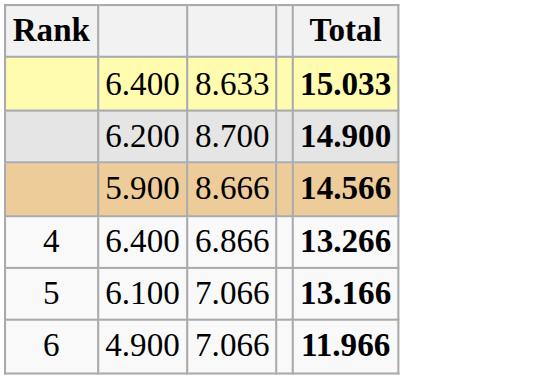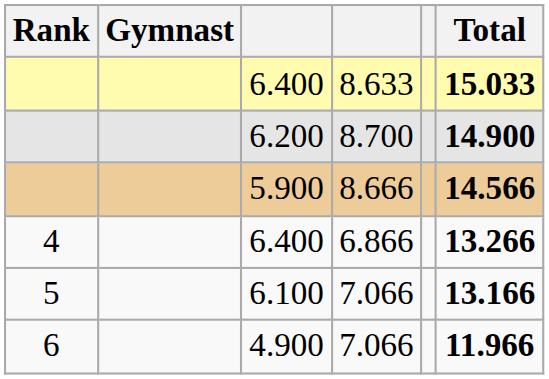+ column: (170, 30)
